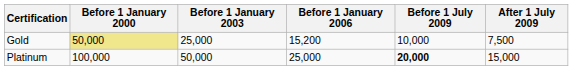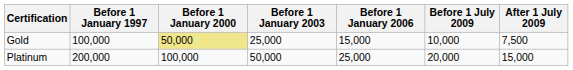+ column: (114, 18)
(305, 40) 15,200 -> (355, 40) 15,000
(413, 57) bold -> (443, 57) normal
